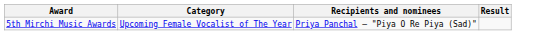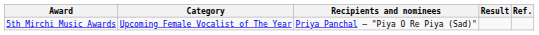+ column: (523, 11)
